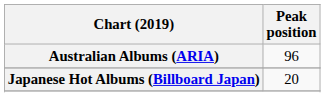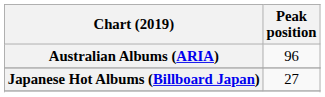(292, 79) 20 -> (292, 79) 27
